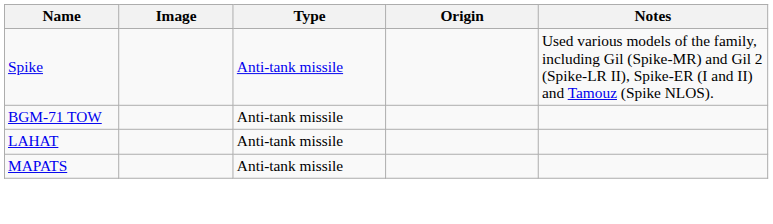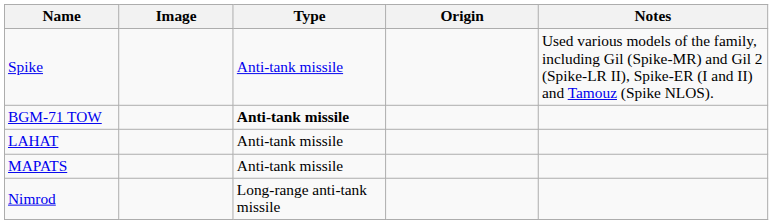(290, 117) normal -> (293, 117) bold
+ row: (32, 198)
